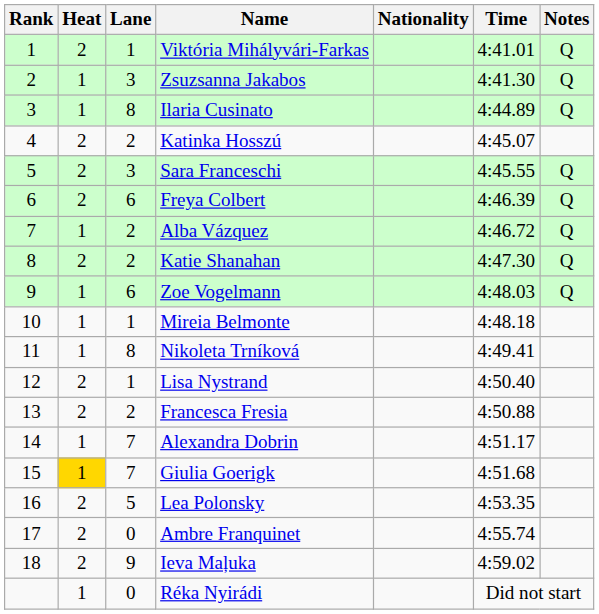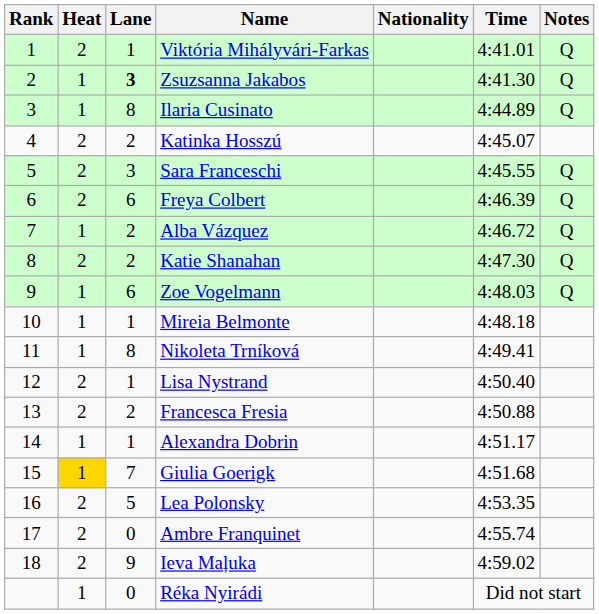(131, 79) normal -> (131, 79) bold
(131, 442) 7 -> (131, 442) 1
